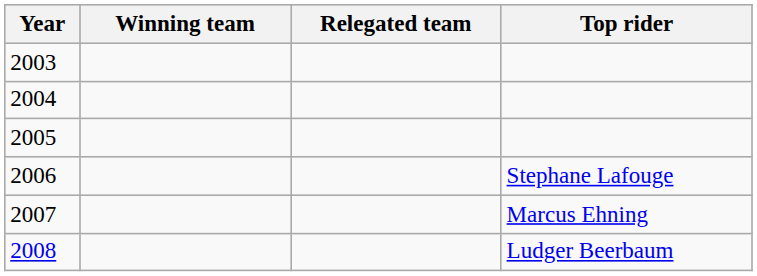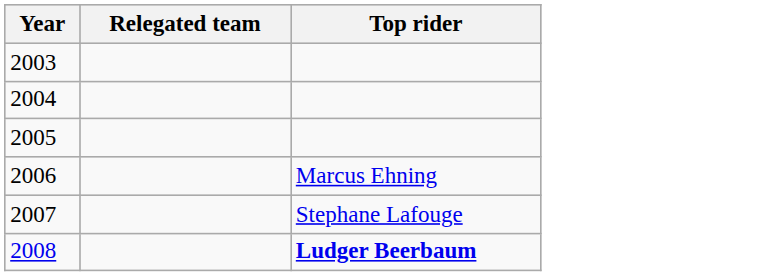- column: (185, 23)
(590, 175) Stephane Lafouge -> (366, 175) Marcus Ehning
(577, 213) Marcus Ehning -> (379, 213) Stephane Lafouge
(590, 251) normal -> (386, 251) bold
